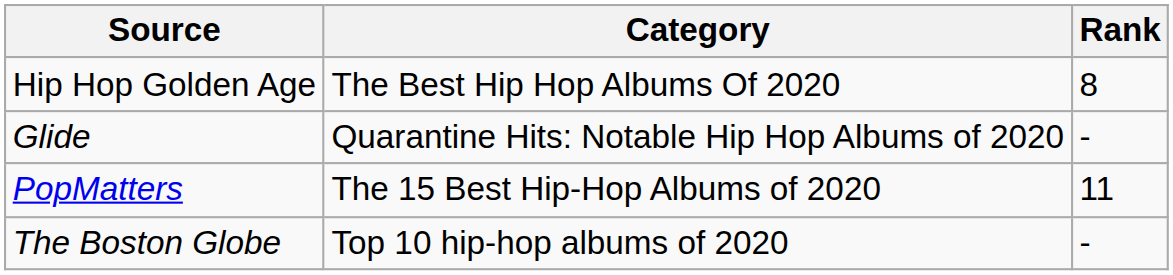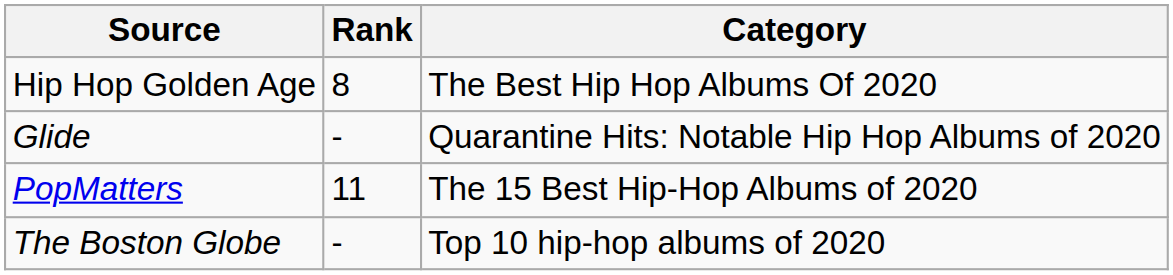columns swapped: (698, 30) <-> (1120, 30)
